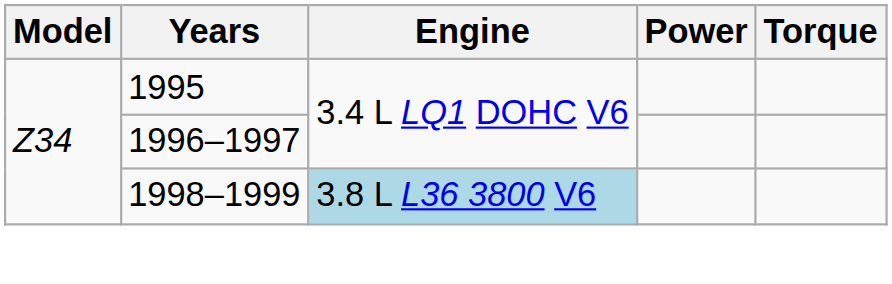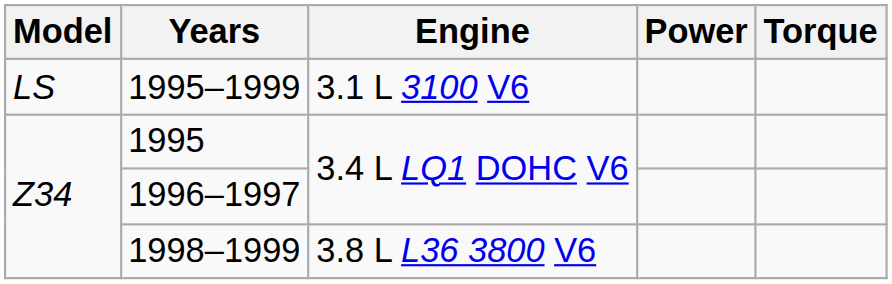+ row: (214, 86)
(456, 195) lightblue background -> (456, 250) no background
